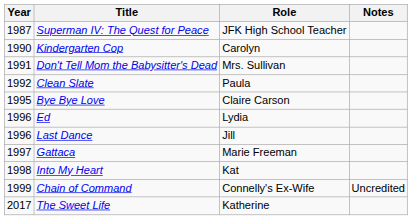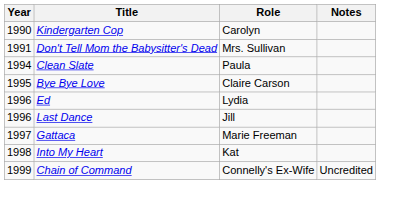- row: (123, 30)
(19, 83) 1992 -> (19, 65) 1994
- row: (73, 205)
